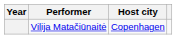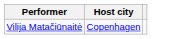- column: (16, 12)
